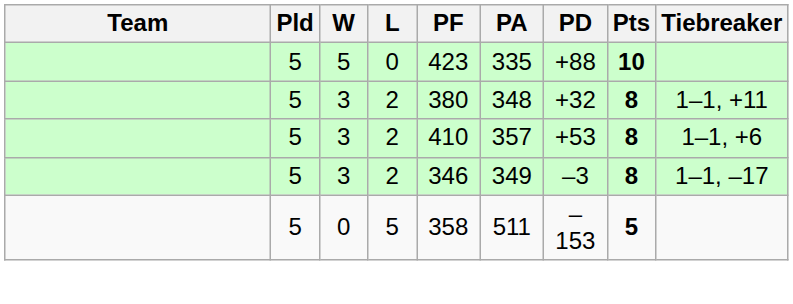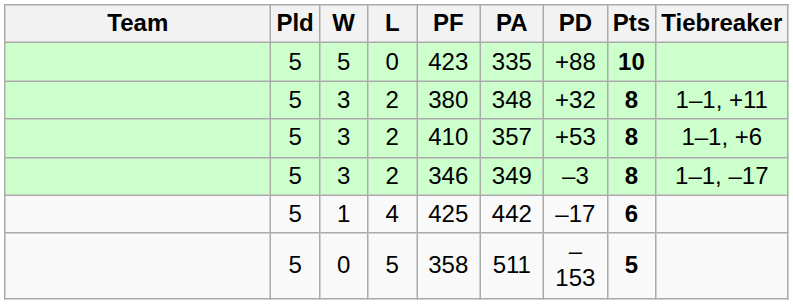+ row: (344, 213)
